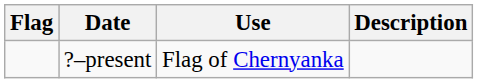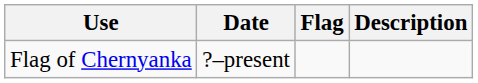columns swapped: (32, 22) <-> (253, 22)
